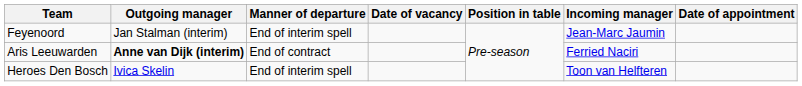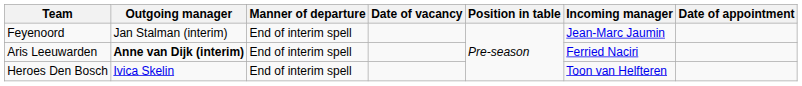(290, 52) End of contract -> (301, 52) End of interim spell
